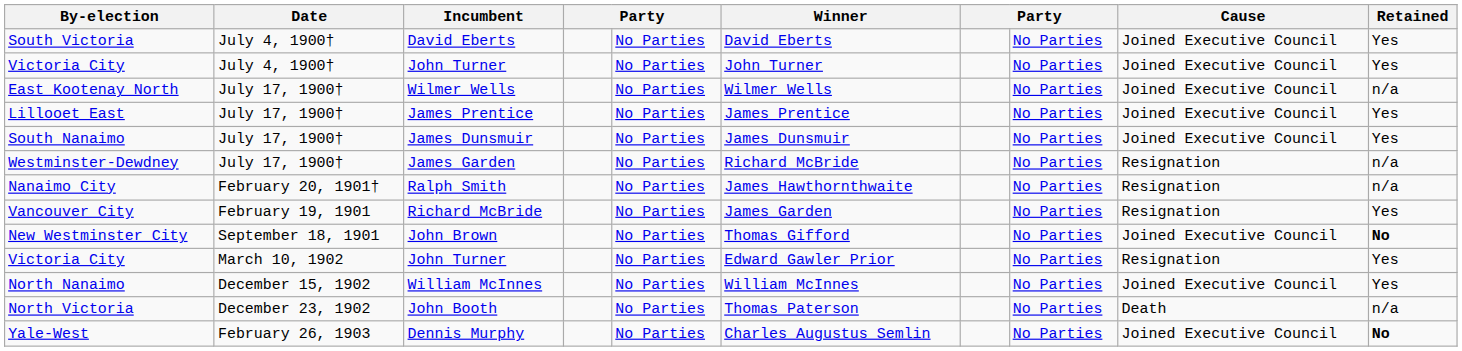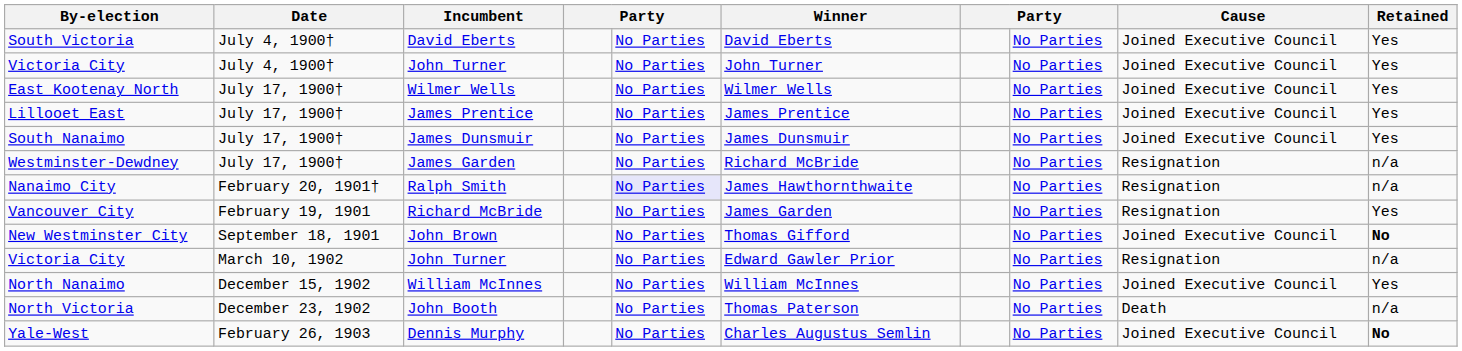(1385, 90) n/a -> (1385, 90) Yes
(660, 187) no background -> (660, 187) lavender background
(1385, 260) Yes -> (1385, 260) n/a
